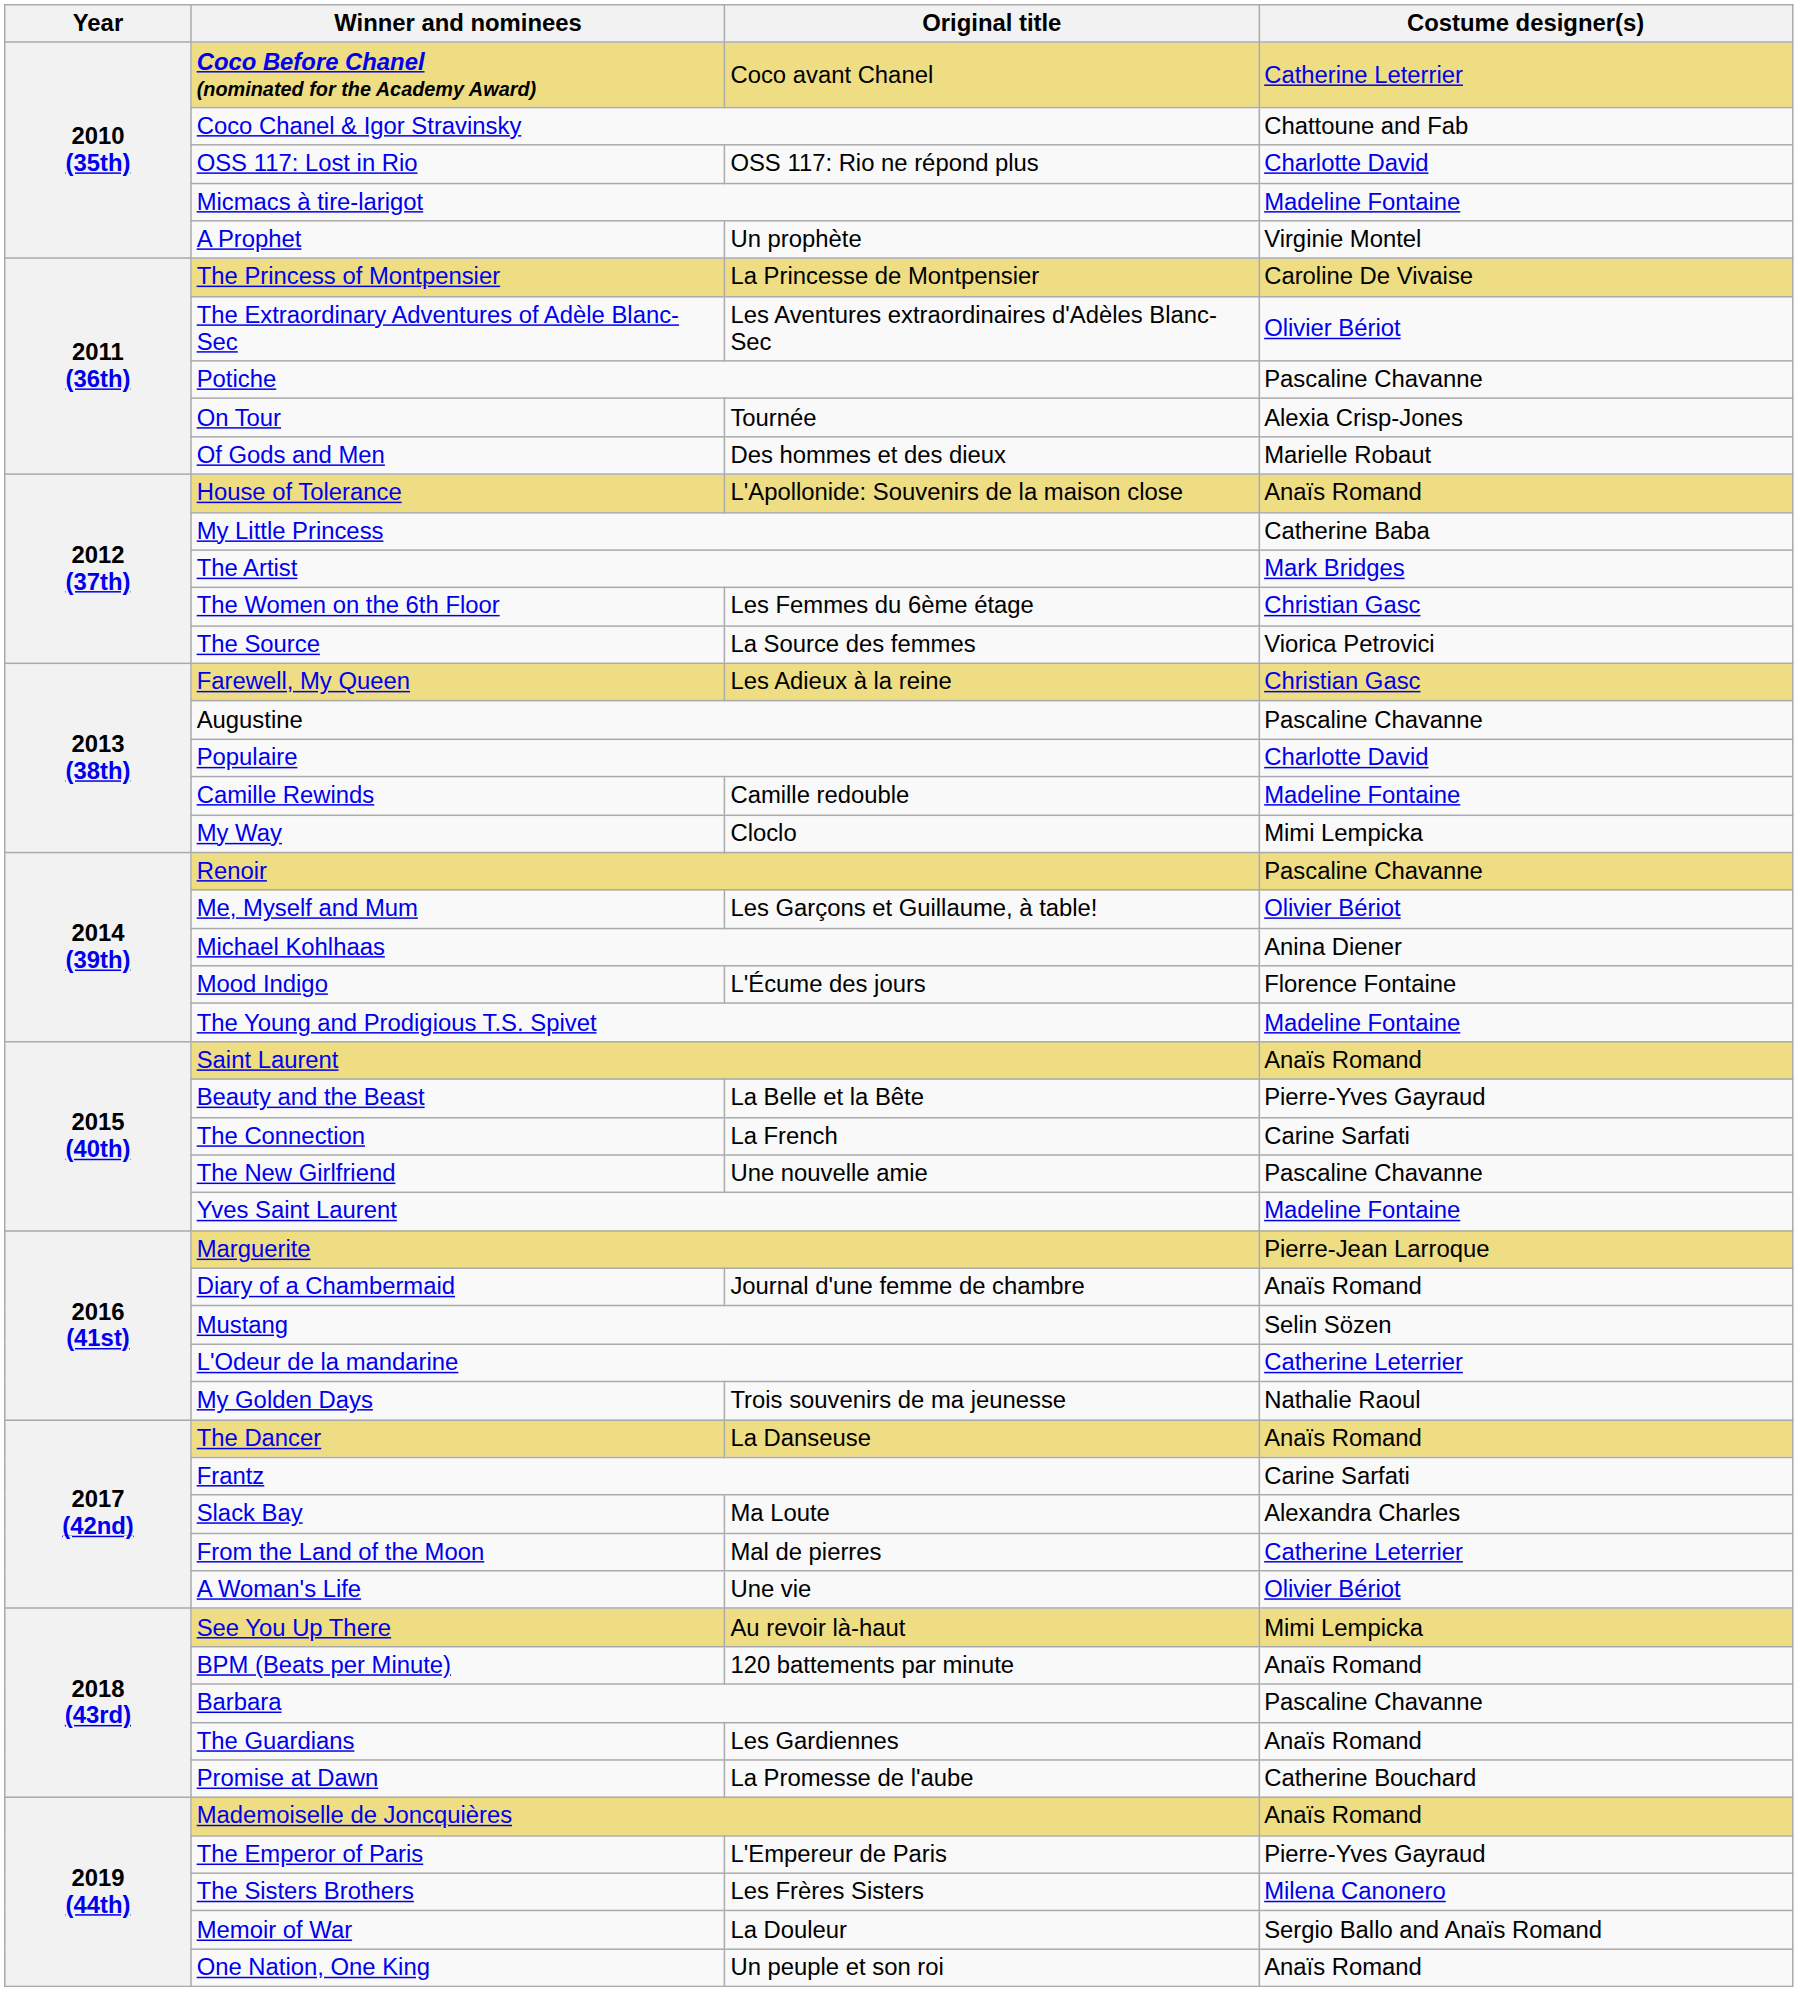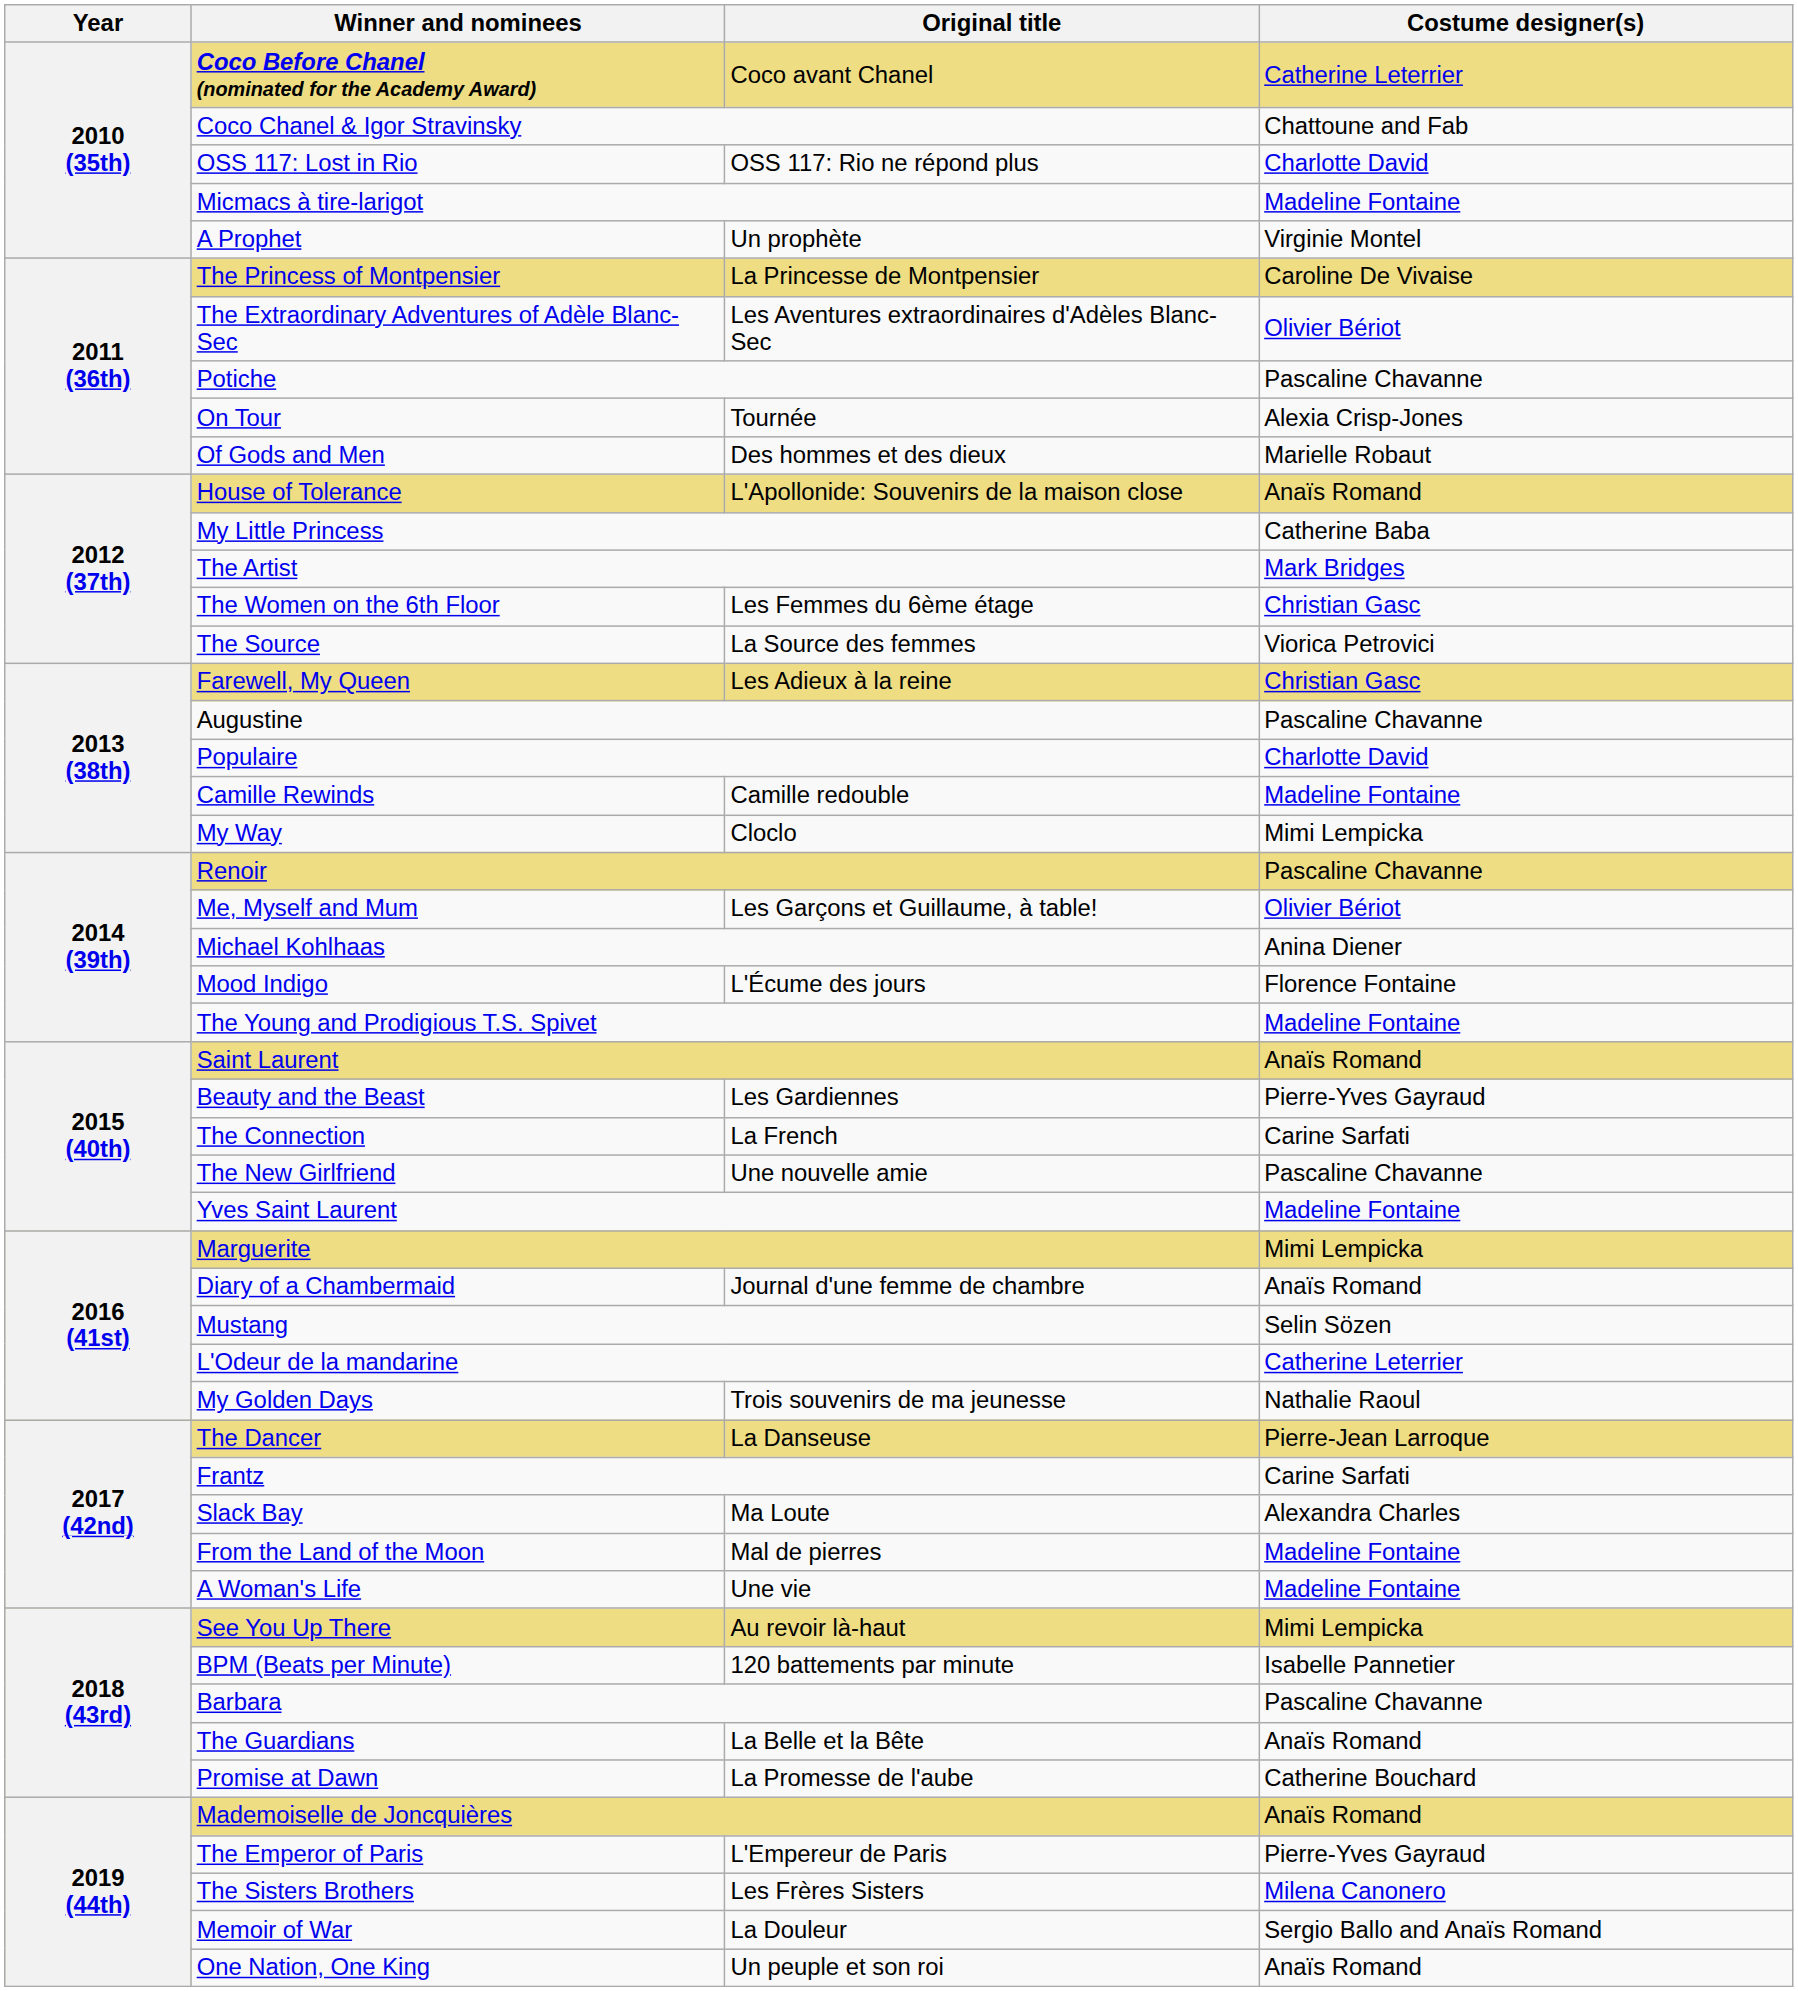(827, 1097) La Belle et la Bête -> (815, 1097) Les Gardiennes
(1377, 1249) Pierre-Jean Larroque -> (1344, 1249) Mimi Lempicka
(1343, 1438) Anaïs Romand -> (1377, 1438) Pierre-Jean Larroque
(1364, 1551) Catherine Leterrier -> (1362, 1551) Madeline Fontaine
(1332, 1589) Olivier Bériot -> (1362, 1589) Madeline Fontaine
(1343, 1665) Anaïs Romand -> (1360, 1665) Isabelle Pannetier
(815, 1740) Les Gardiennes -> (827, 1740) La Belle et la Bête
